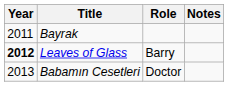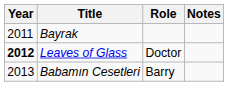(160, 53) Barry -> (163, 53) Doctor
(163, 72) Doctor -> (160, 72) Barry
